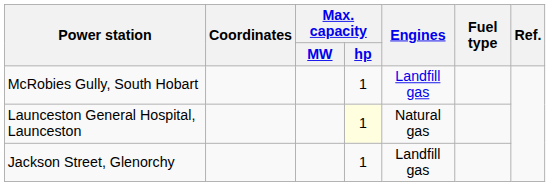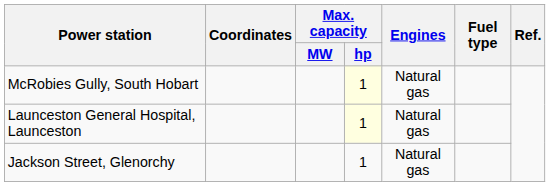(363, 84) no background -> (363, 84) lightyellow background
(418, 84) Landfill gas -> (418, 84) Natural gas
(418, 162) Landfill gas -> (418, 162) Natural gas
